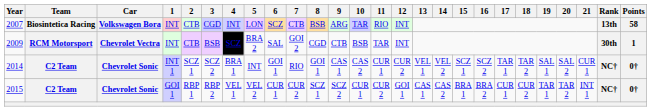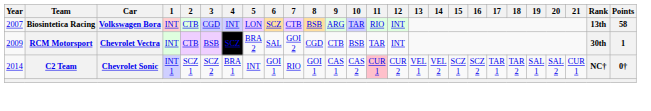(381, 66) no background -> (377, 66) pink background
- row: (15, 90)
